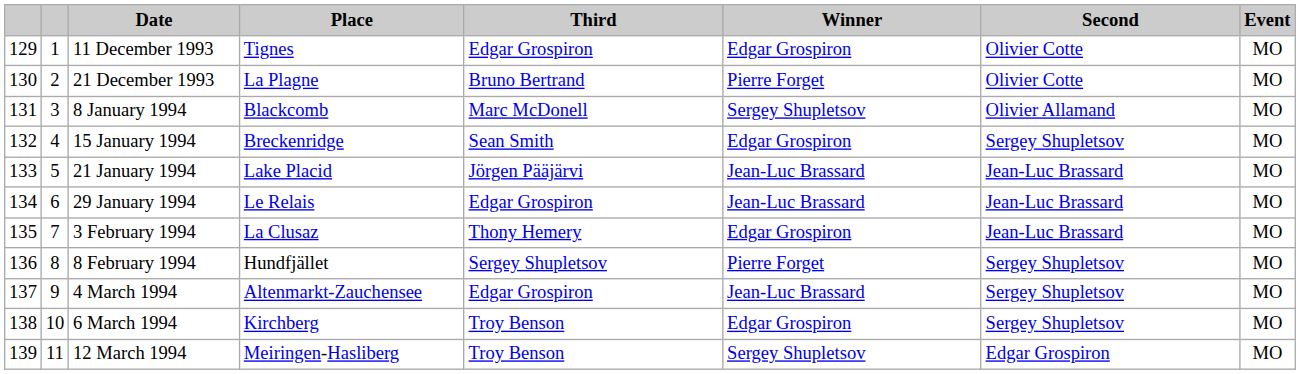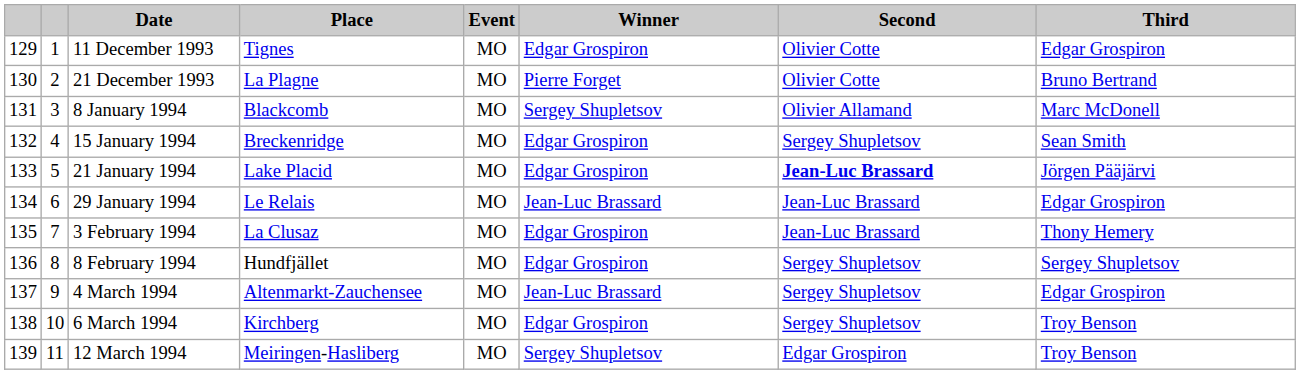columns swapped: (1267, 19) <-> (593, 19)
(796, 171) Jean-Luc Brassard -> (586, 171) Edgar Grospiron
(1054, 171) normal -> (858, 171) bold
(776, 262) Pierre Forget -> (586, 262) Edgar Grospiron
